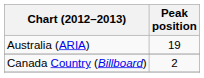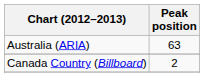(174, 44) 19 -> (174, 44) 63
